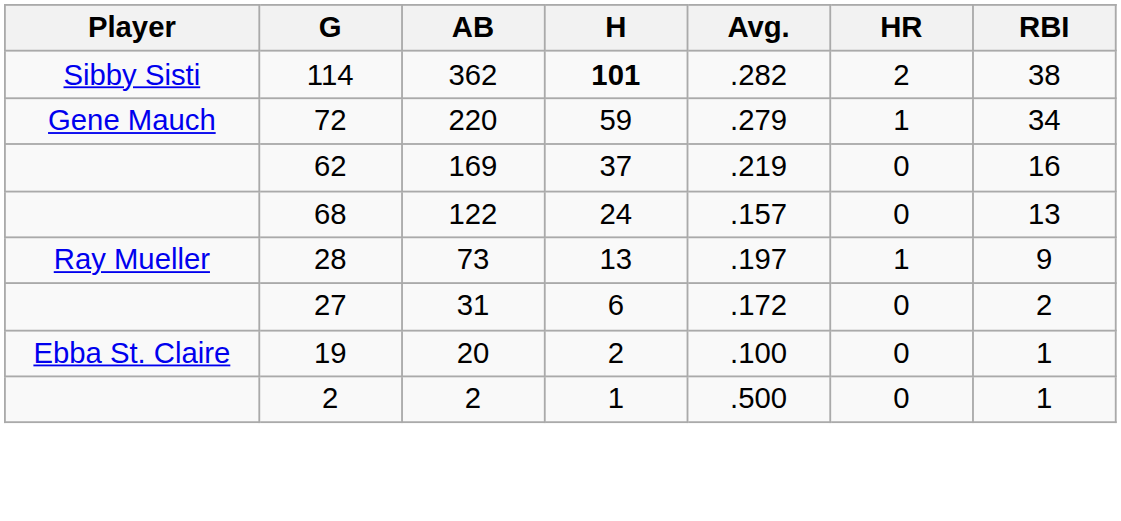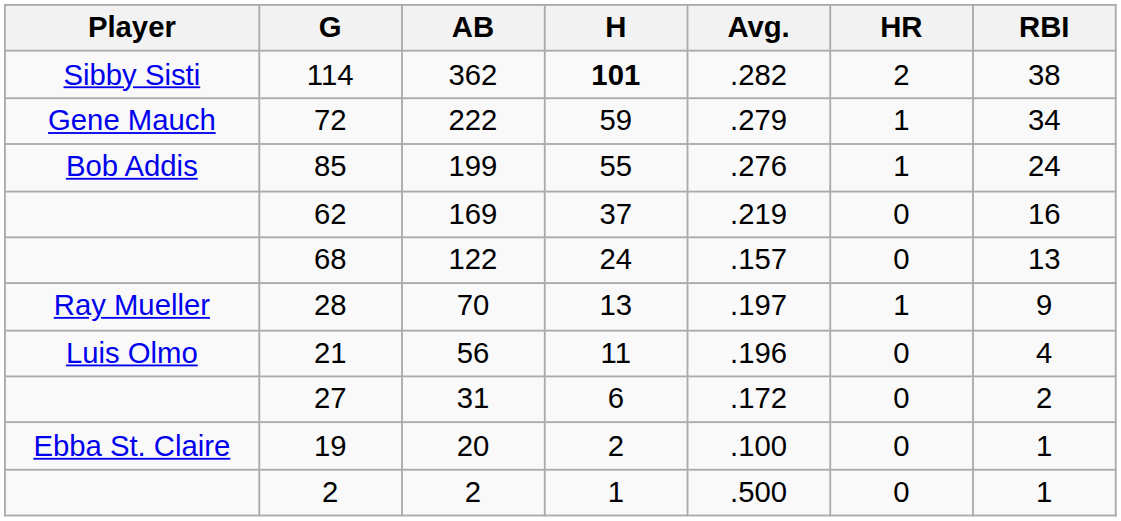(473, 120) 220 -> (473, 120) 222
+ row: (330, 167)
(473, 259) 73 -> (473, 306) 70
+ row: (330, 352)
